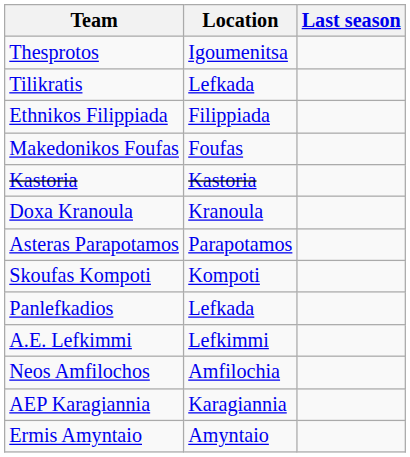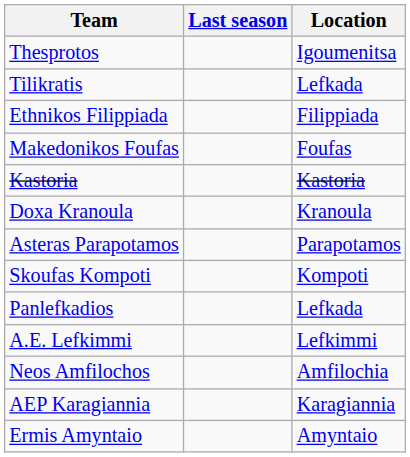columns swapped: (240, 20) <-> (351, 20)
